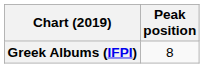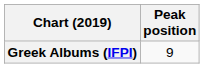(170, 52) 8 -> (170, 52) 9
